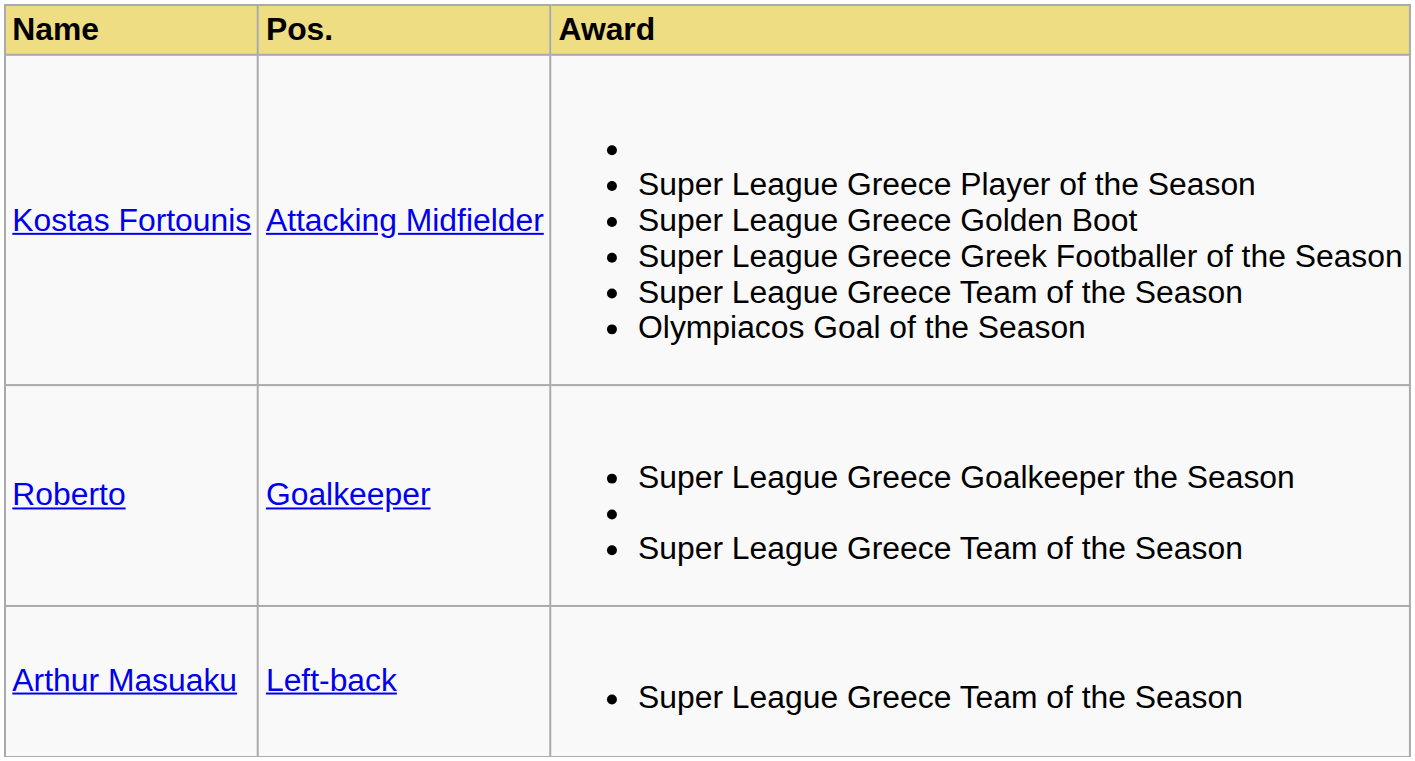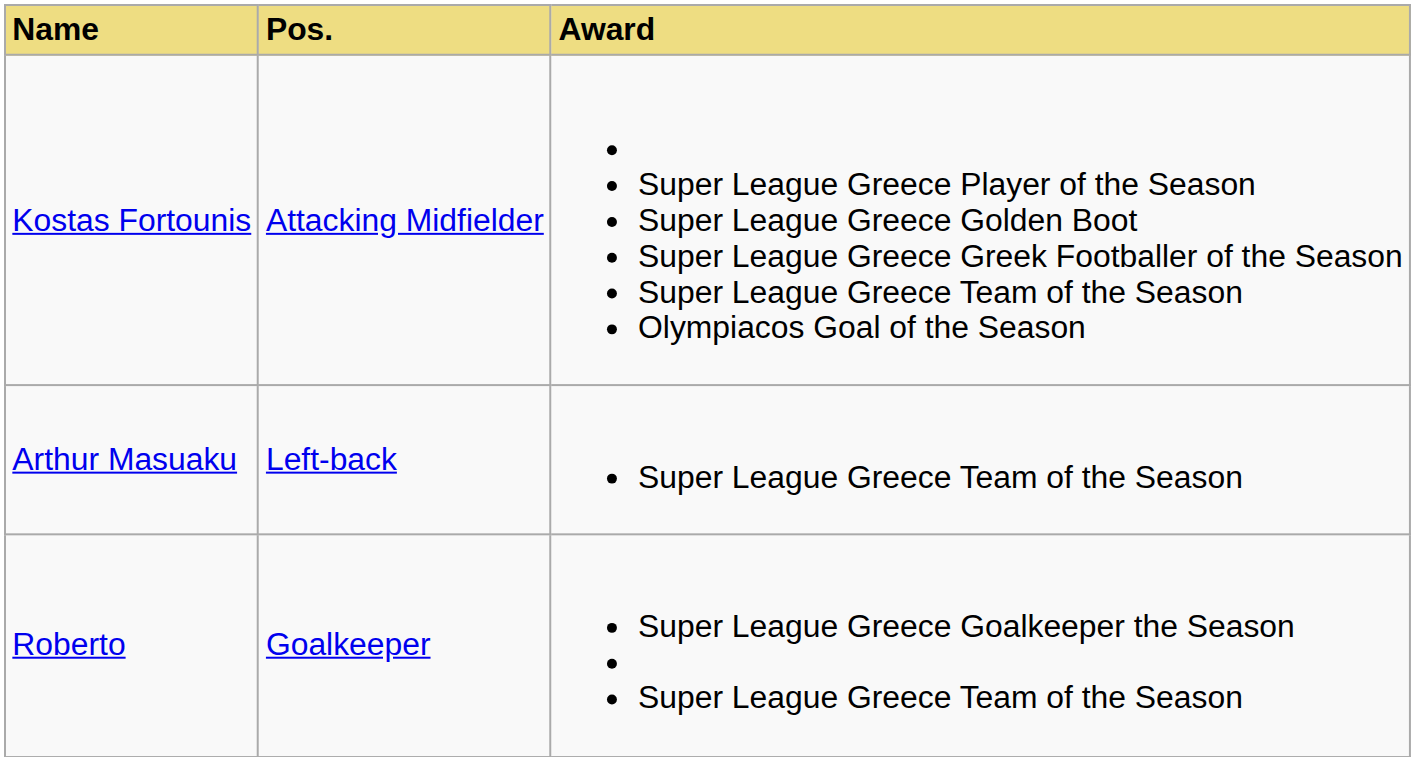rows swapped: (69, 494) <-> (125, 680)
